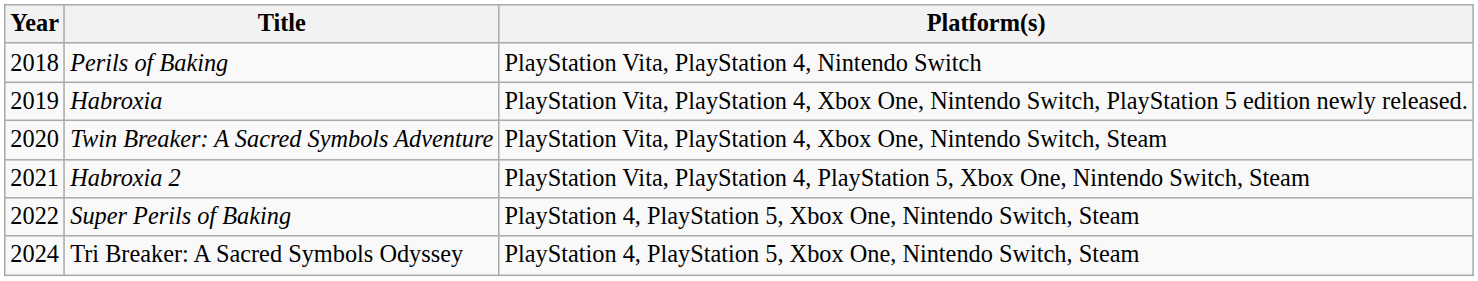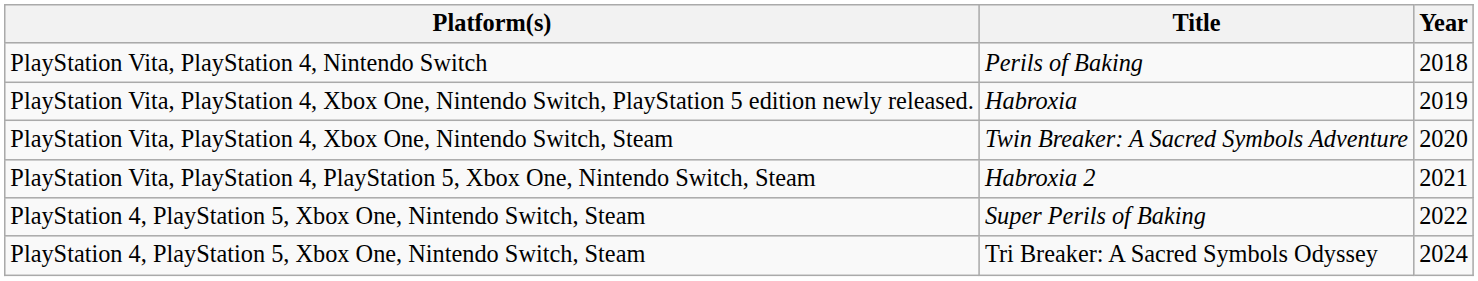columns swapped: (35, 23) <-> (986, 23)
